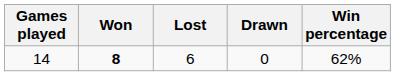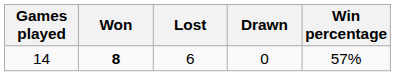(346, 58) 62% -> (346, 58) 57%
